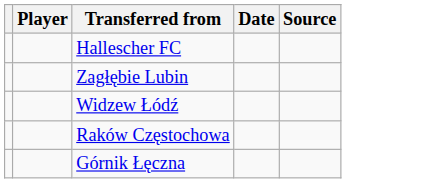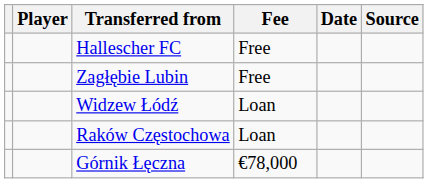+ column: (275, 18)
